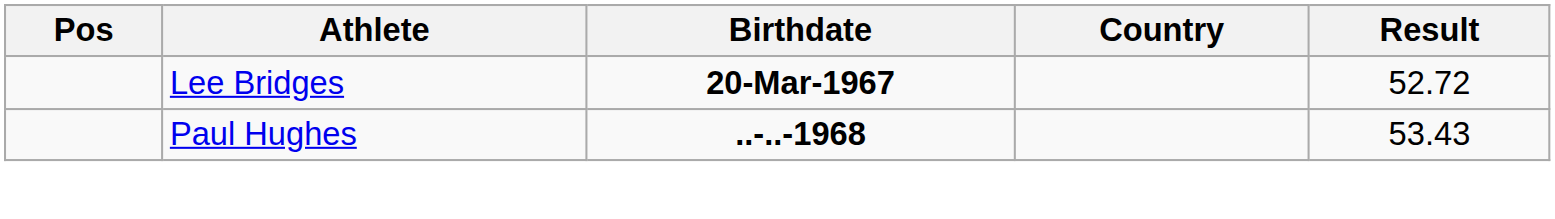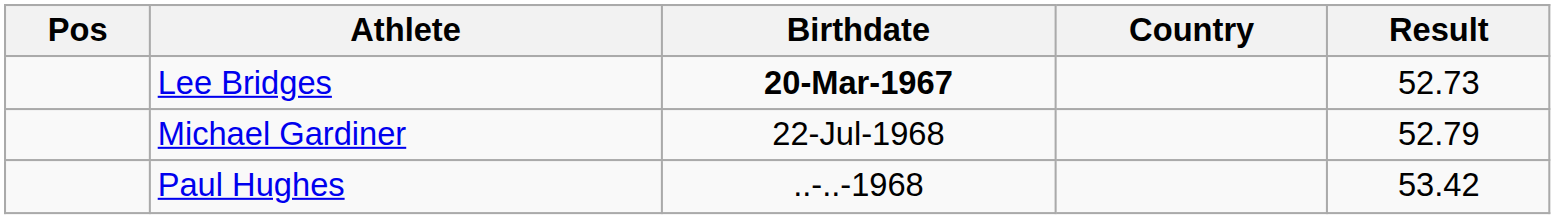(1429, 82) 52.72 -> (1439, 82) 52.73
+ row: (282, 133)
(801, 133) bold -> (858, 185) normal
(1429, 133) 53.43 -> (1439, 185) 53.42
